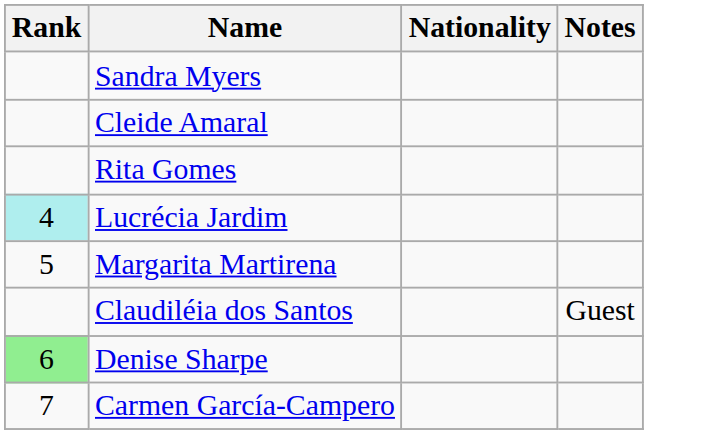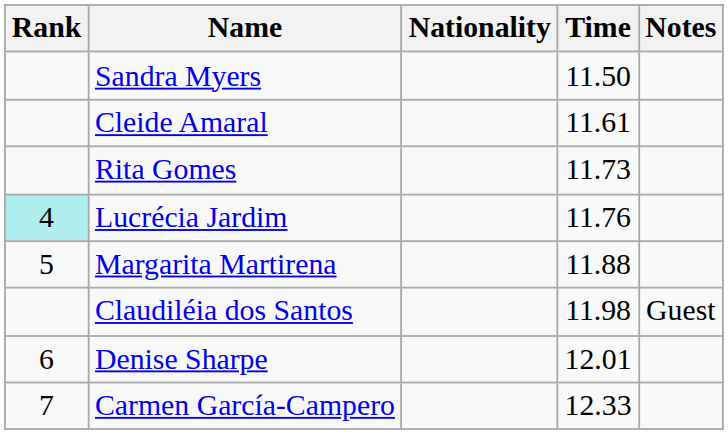+ column: (598, 28)
(47, 358) lightgreen background -> (47, 358) no background
